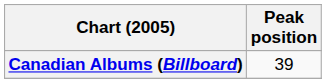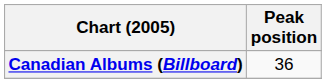(284, 64) 39 -> (284, 64) 36
